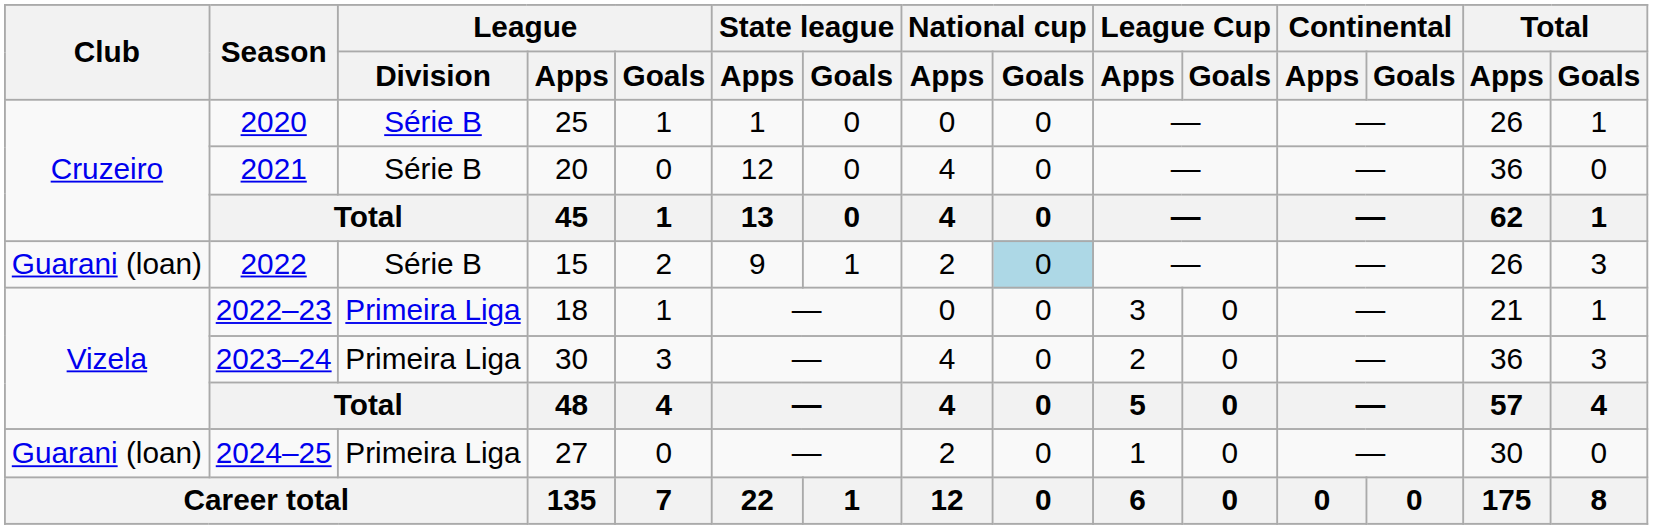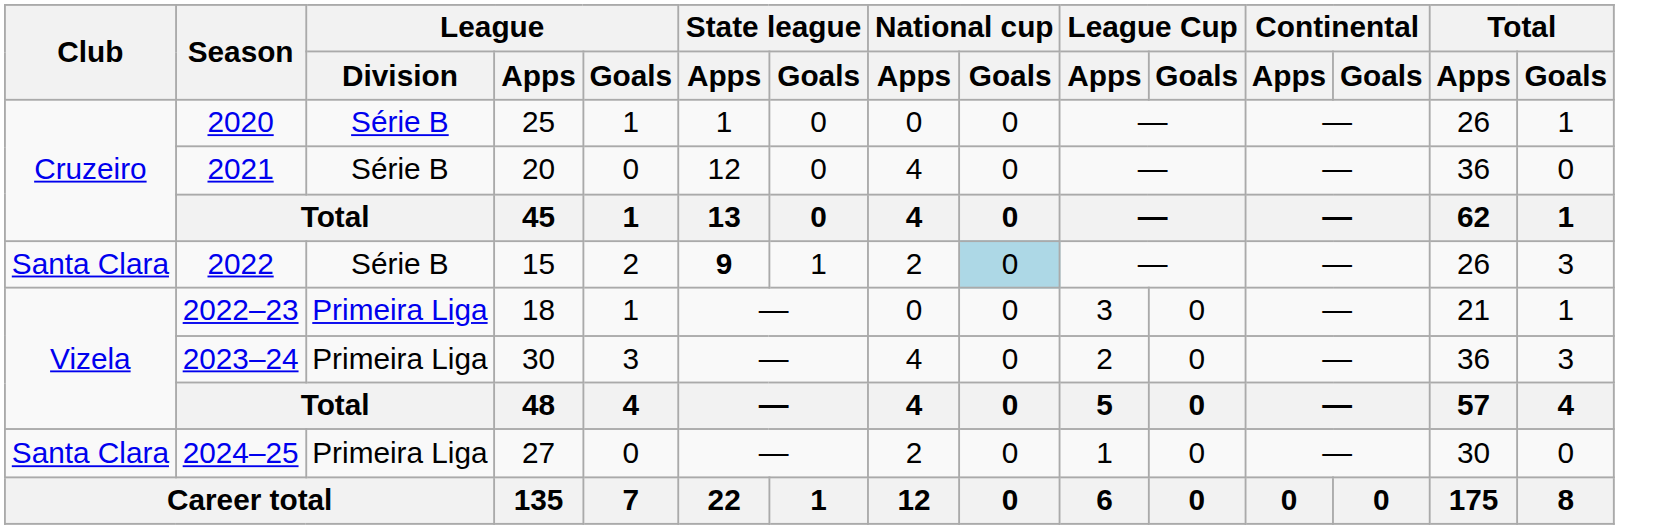(107, 264) Guarani (loan) -> (90, 264) Santa Clara
(757, 264) normal -> (724, 264) bold
(107, 452) Guarani (loan) -> (90, 452) Santa Clara
